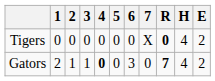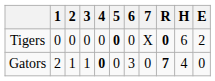(117, 40) normal -> (117, 40) bold
(184, 40) 4 -> (184, 40) 6
(202, 64) 2 -> (202, 64) 0
